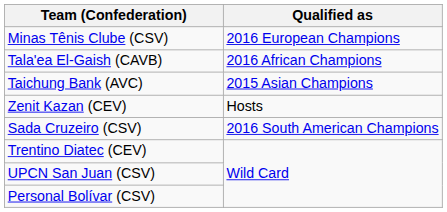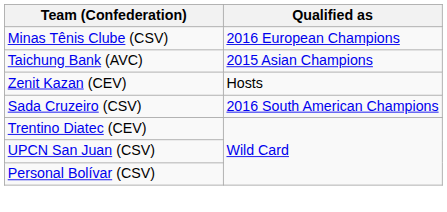- row: (85, 60)
